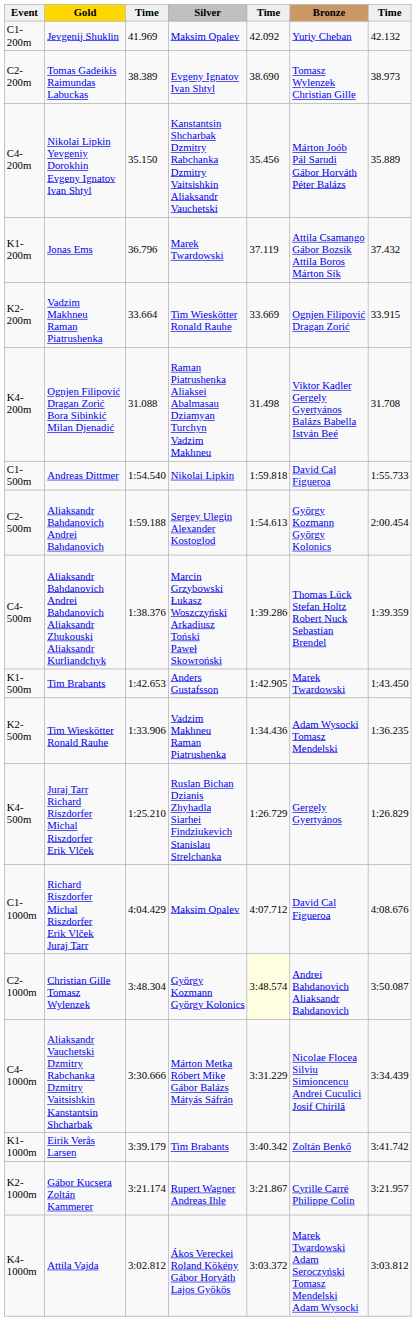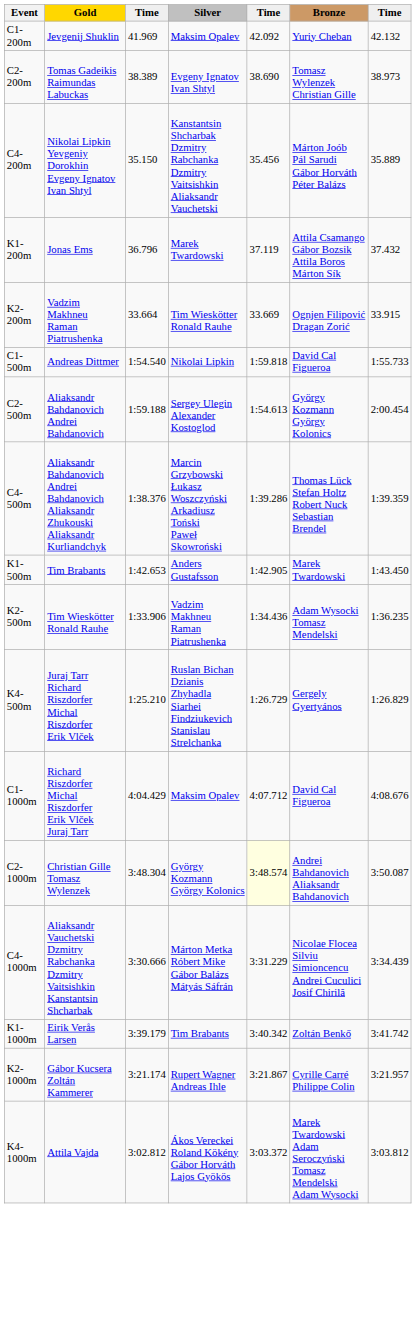- row: (19, 404)
